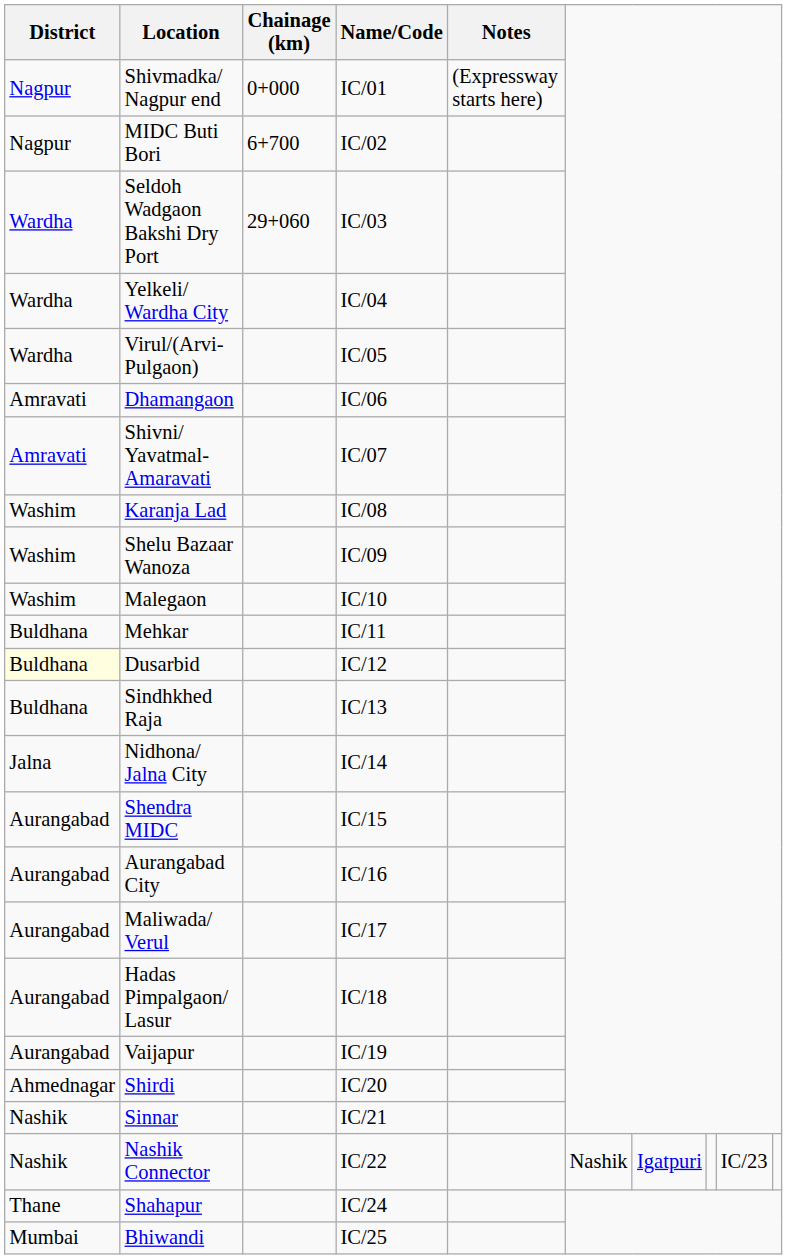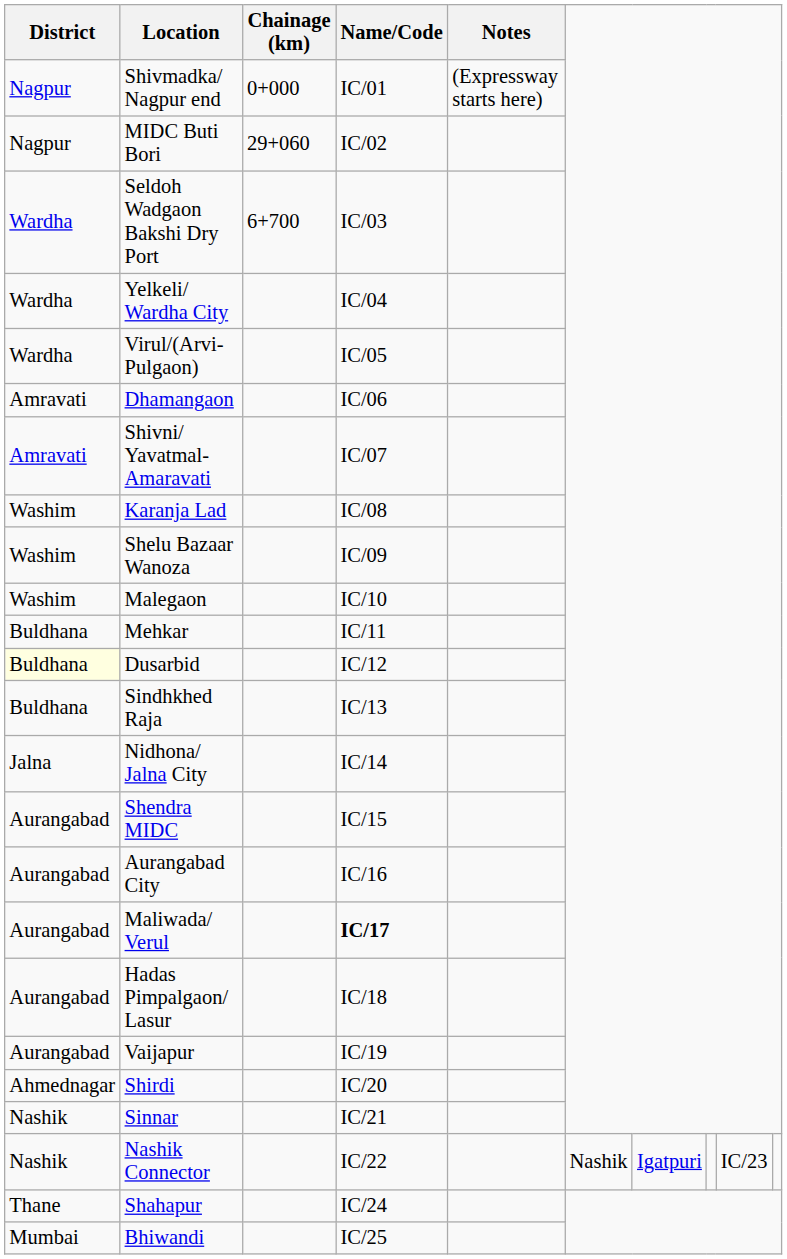(273, 143) 6+700 -> (278, 143) 29+060
(278, 221) 29+060 -> (273, 221) 6+700
(364, 930) normal -> (365, 930) bold
